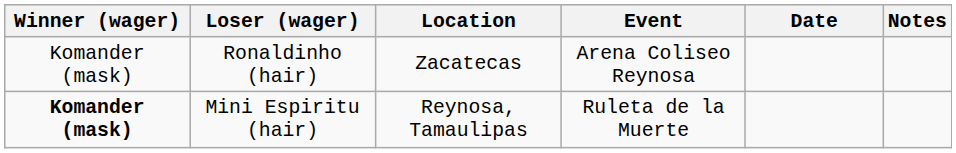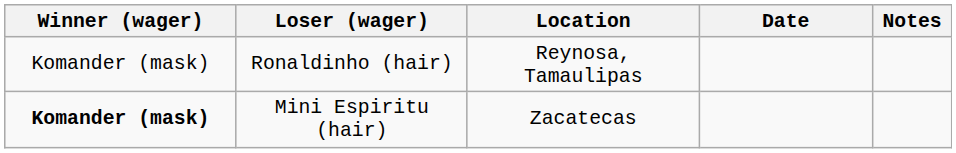- column: (654, 21)
(469, 64) Zacatecas -> (583, 64) Reynosa, Tamaulipas
(468, 119) Reynosa, Tamaulipas -> (583, 119) Zacatecas
